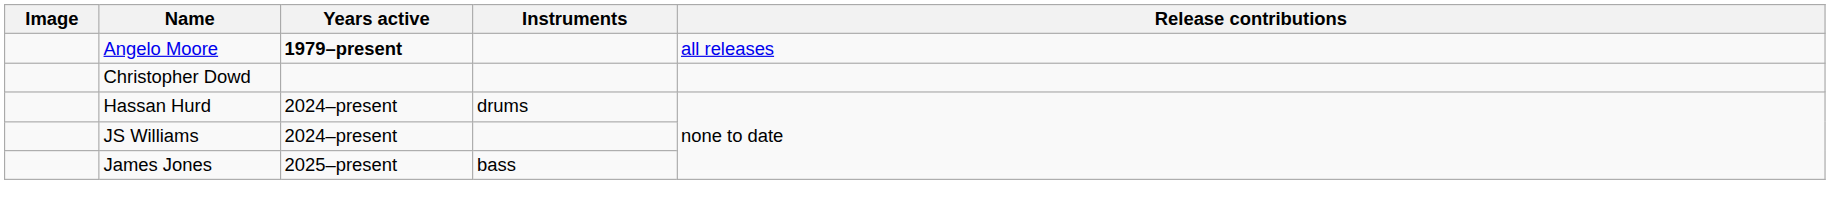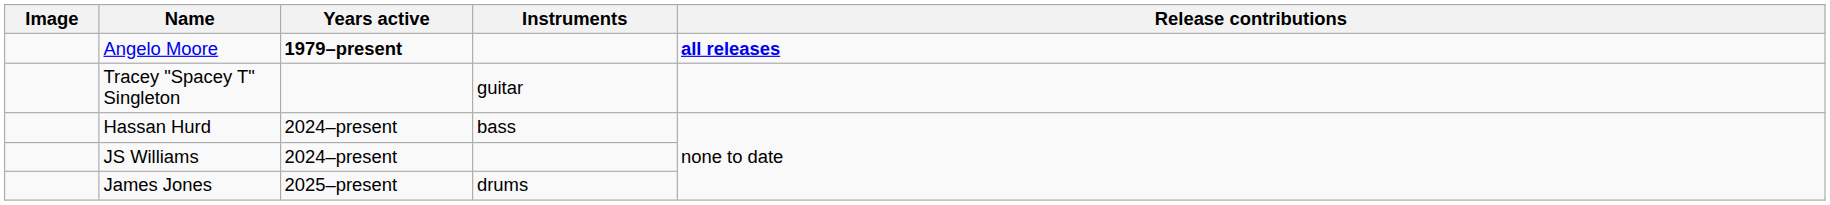(728, 48) normal -> (731, 48) bold
- row: (177, 77)
+ row: (179, 87)
(503, 106) drums -> (496, 127) bass
(496, 164) bass -> (503, 185) drums
